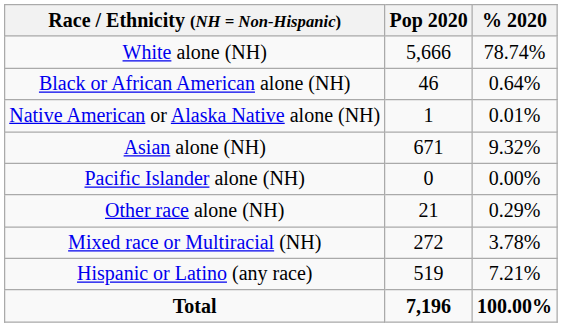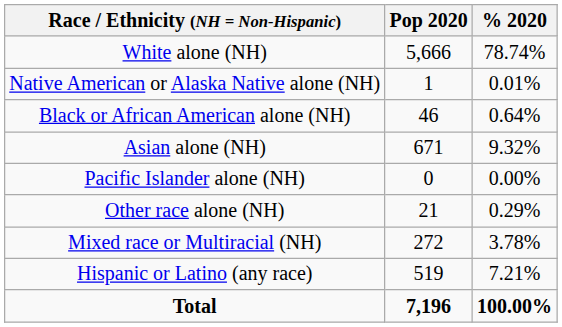rows swapped: (195, 83) <-> (195, 115)
